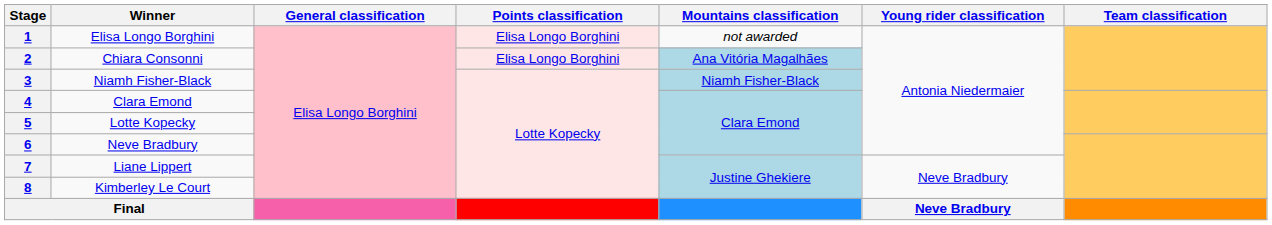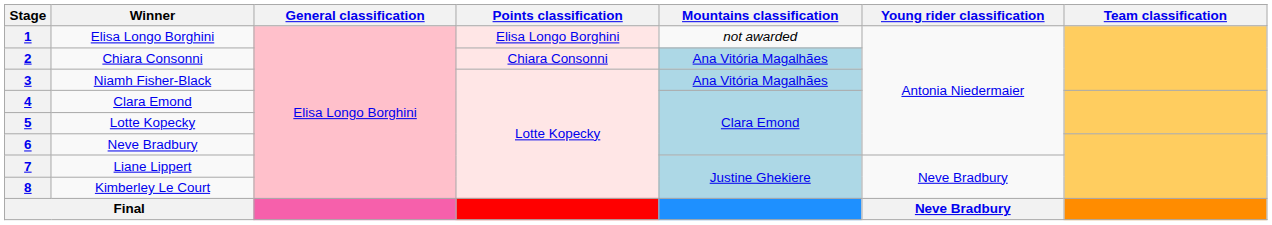(558, 59) Elisa Longo Borghini -> (558, 59) Chiara Consonni
(760, 80) Niamh Fisher-Black -> (760, 80) Ana Vitória Magalhães
